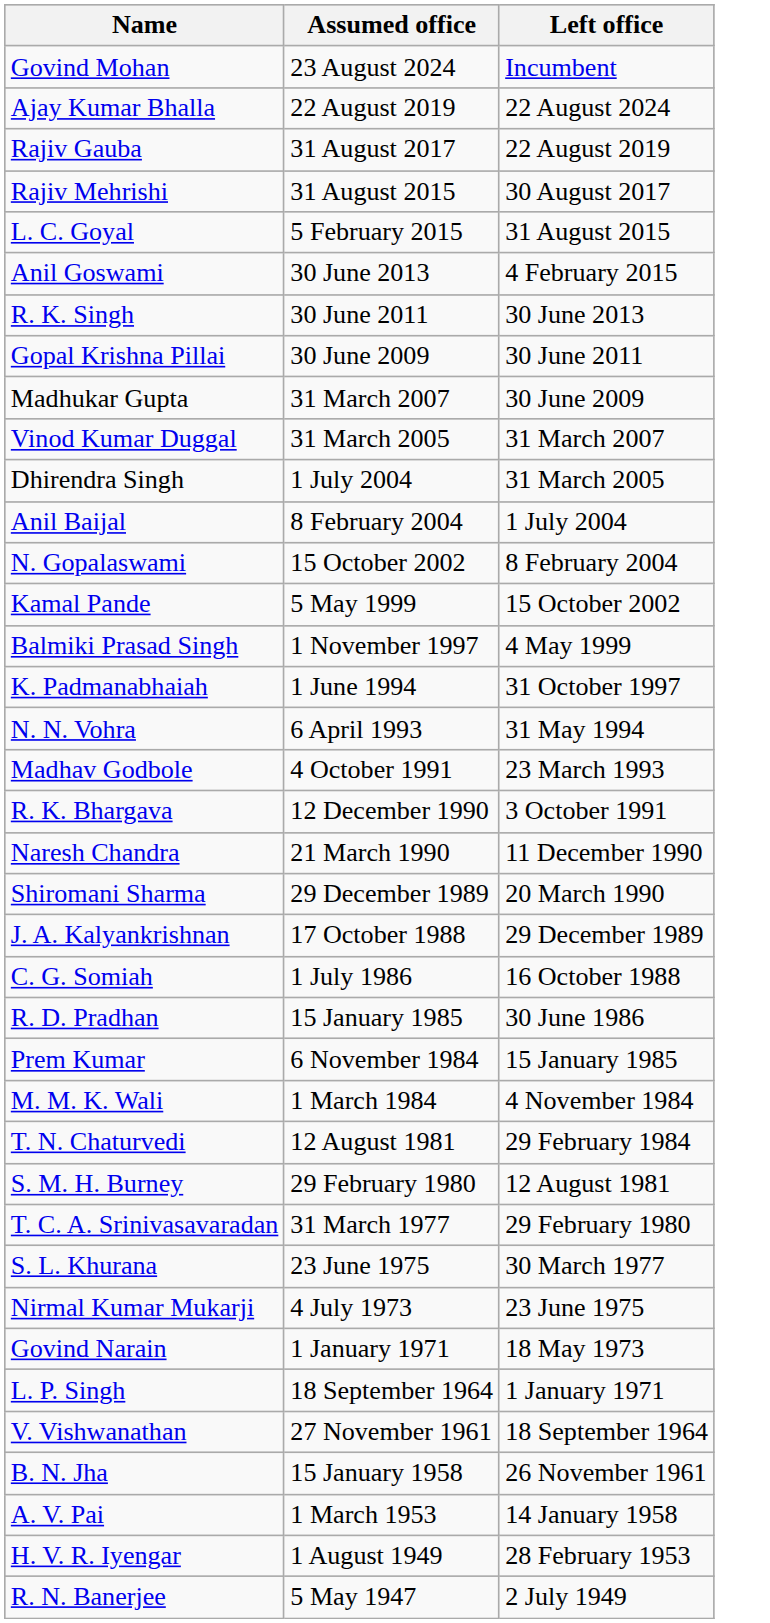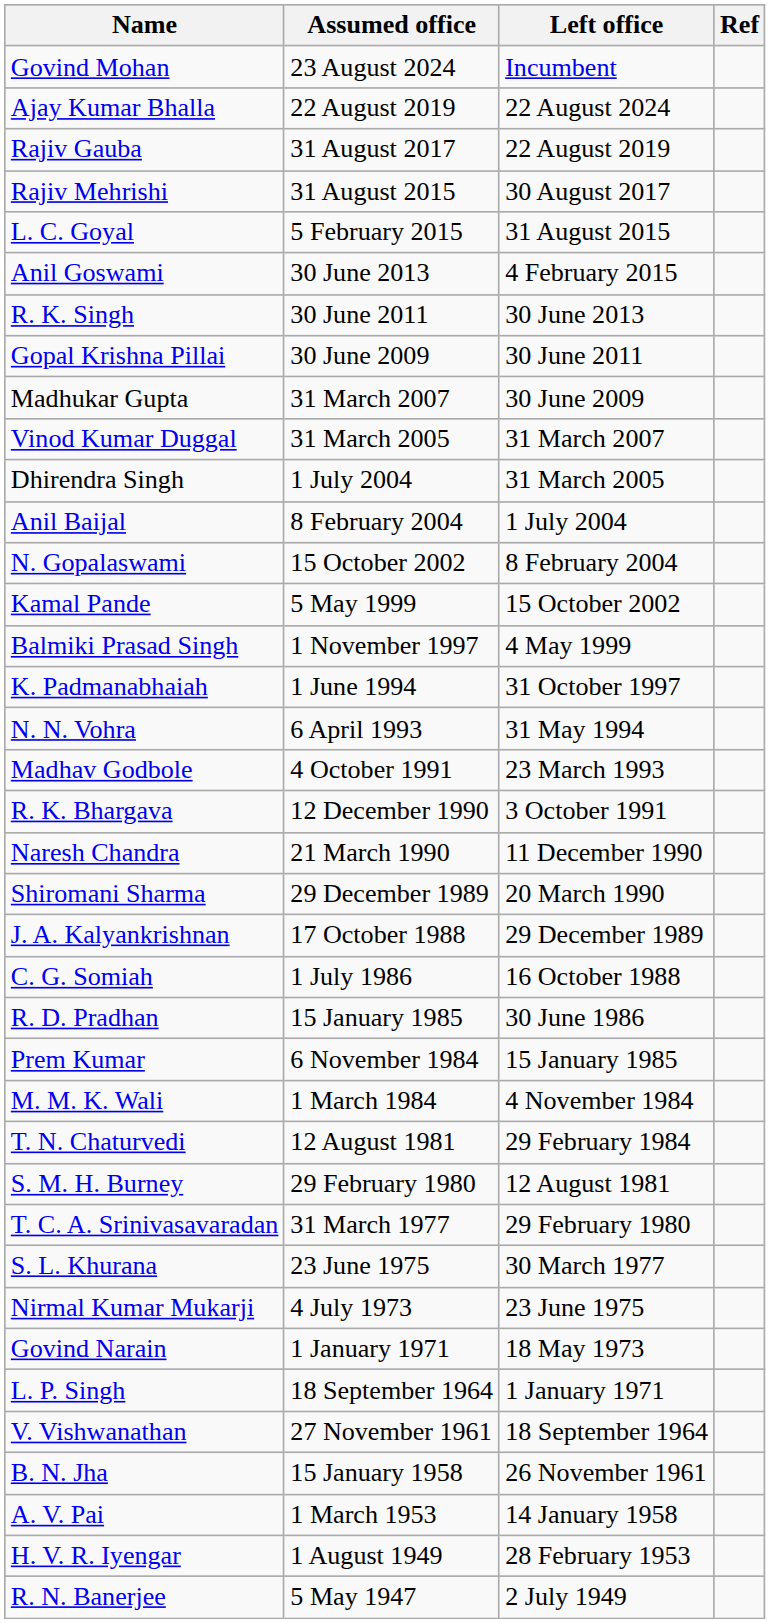+ column: (740, 25)
